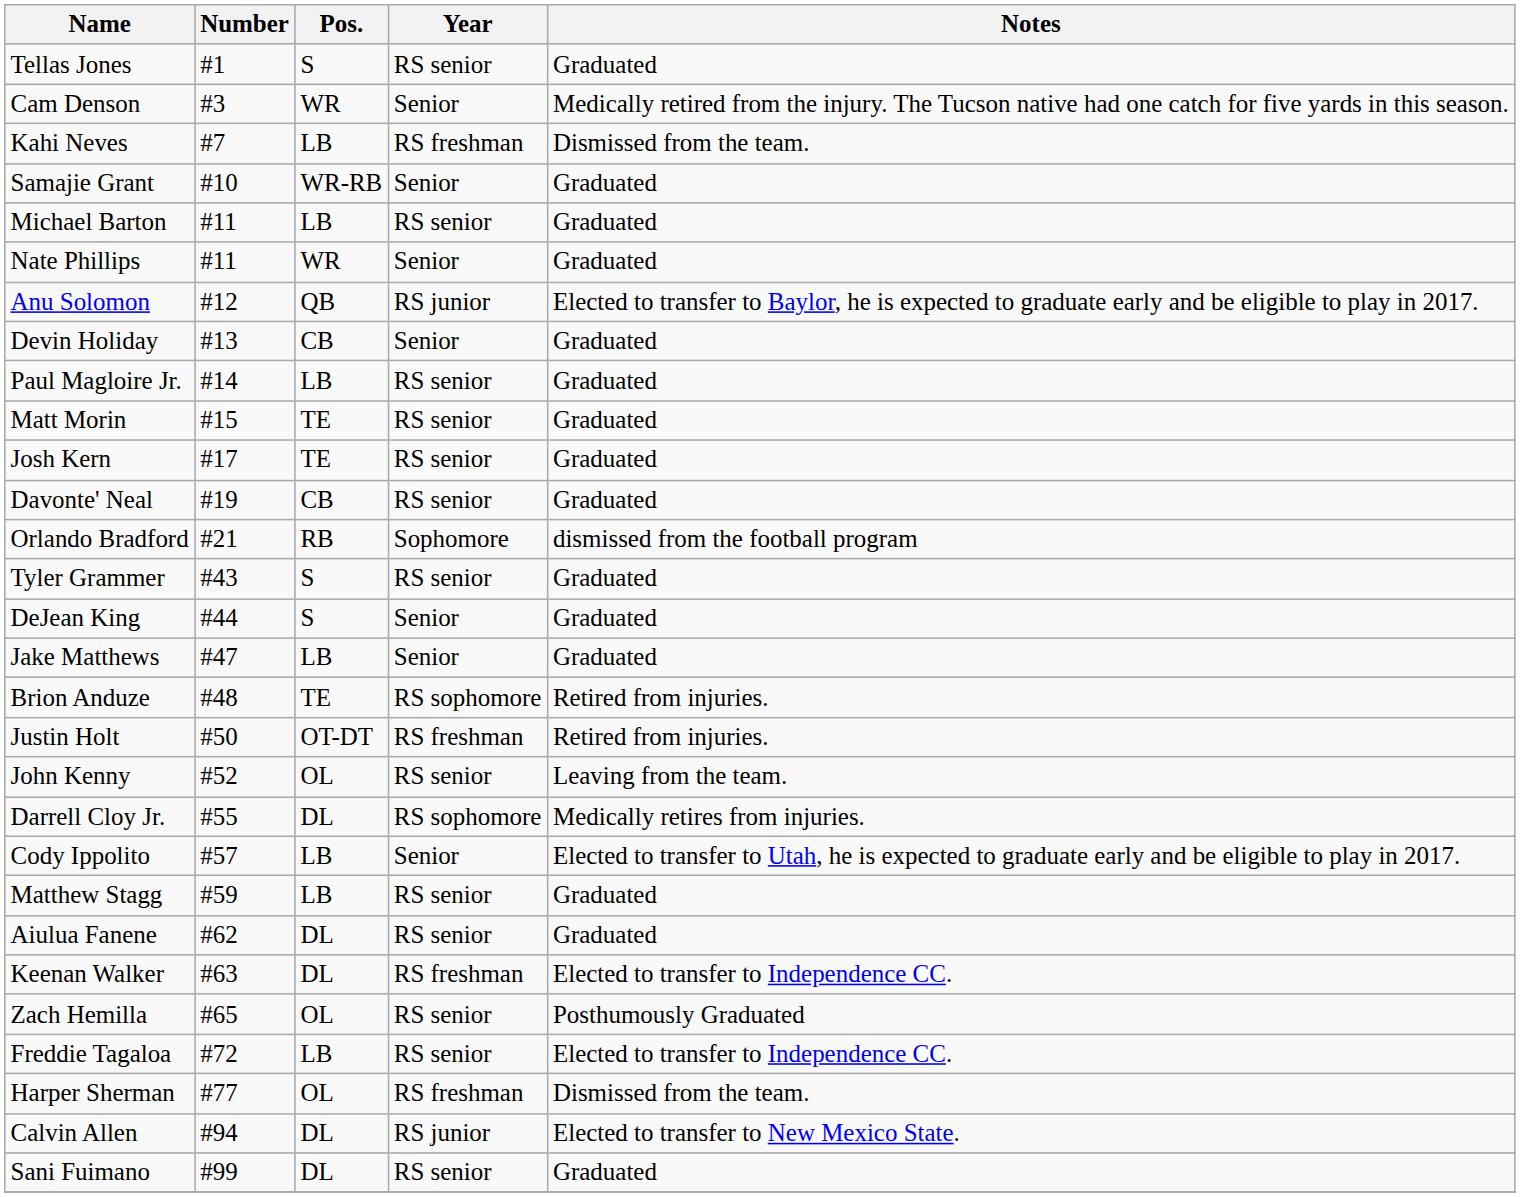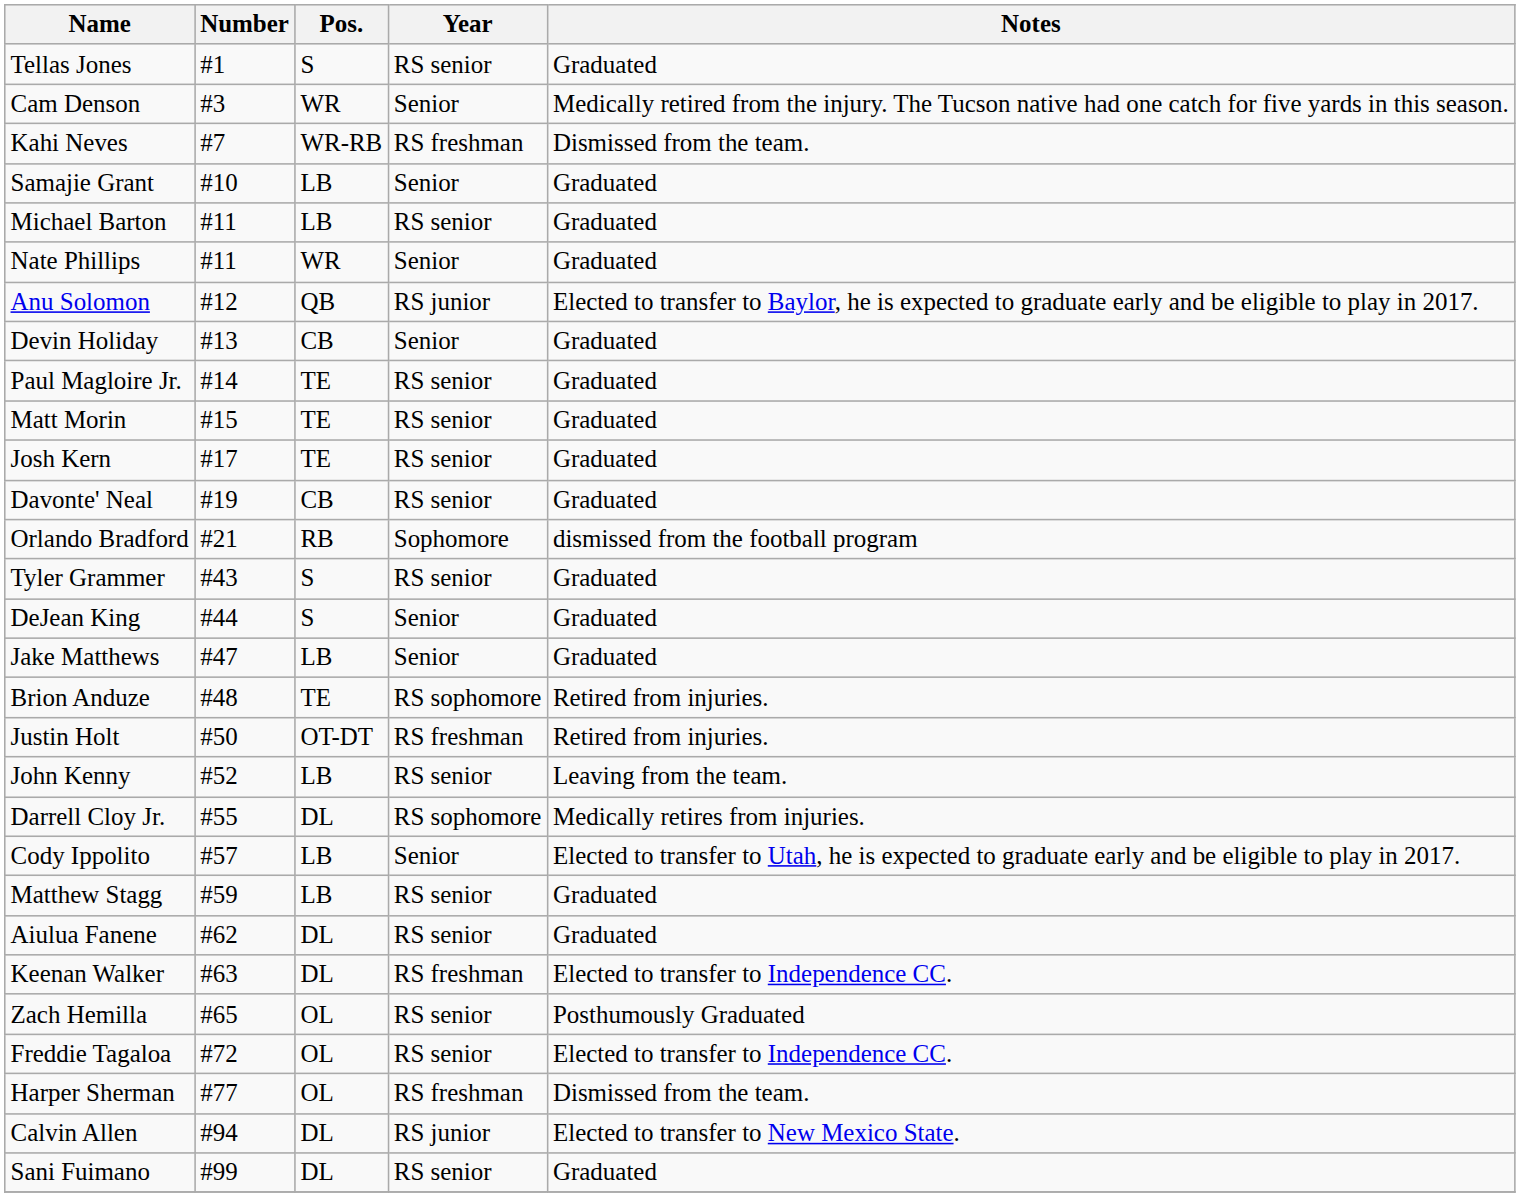(316, 143) LB -> (341, 143) WR-RB
(341, 182) WR-RB -> (316, 182) LB
(316, 380) LB -> (316, 380) TE
(317, 776) OL -> (316, 776) LB
(316, 1053) LB -> (317, 1053) OL
